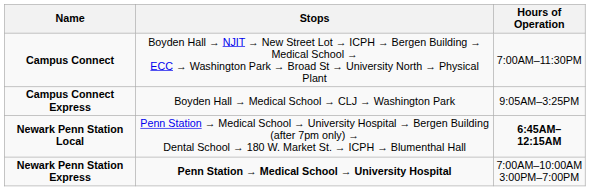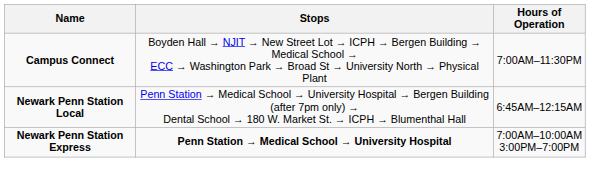- row: (70, 101)
(539, 136) bold -> (539, 107) normal
